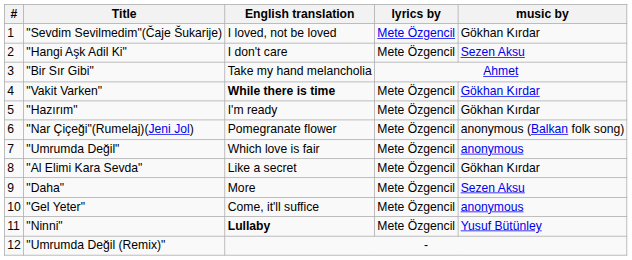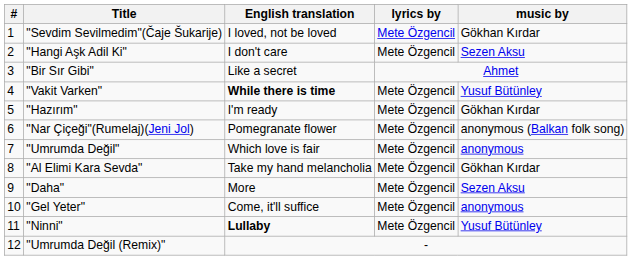(300, 71) Take my hand melancholia -> (262, 71) Like a secret
(500, 91) Gökhan Kırdar -> (501, 91) Yusuf Bütünley
(262, 168) Like a secret -> (300, 168) Take my hand melancholia
